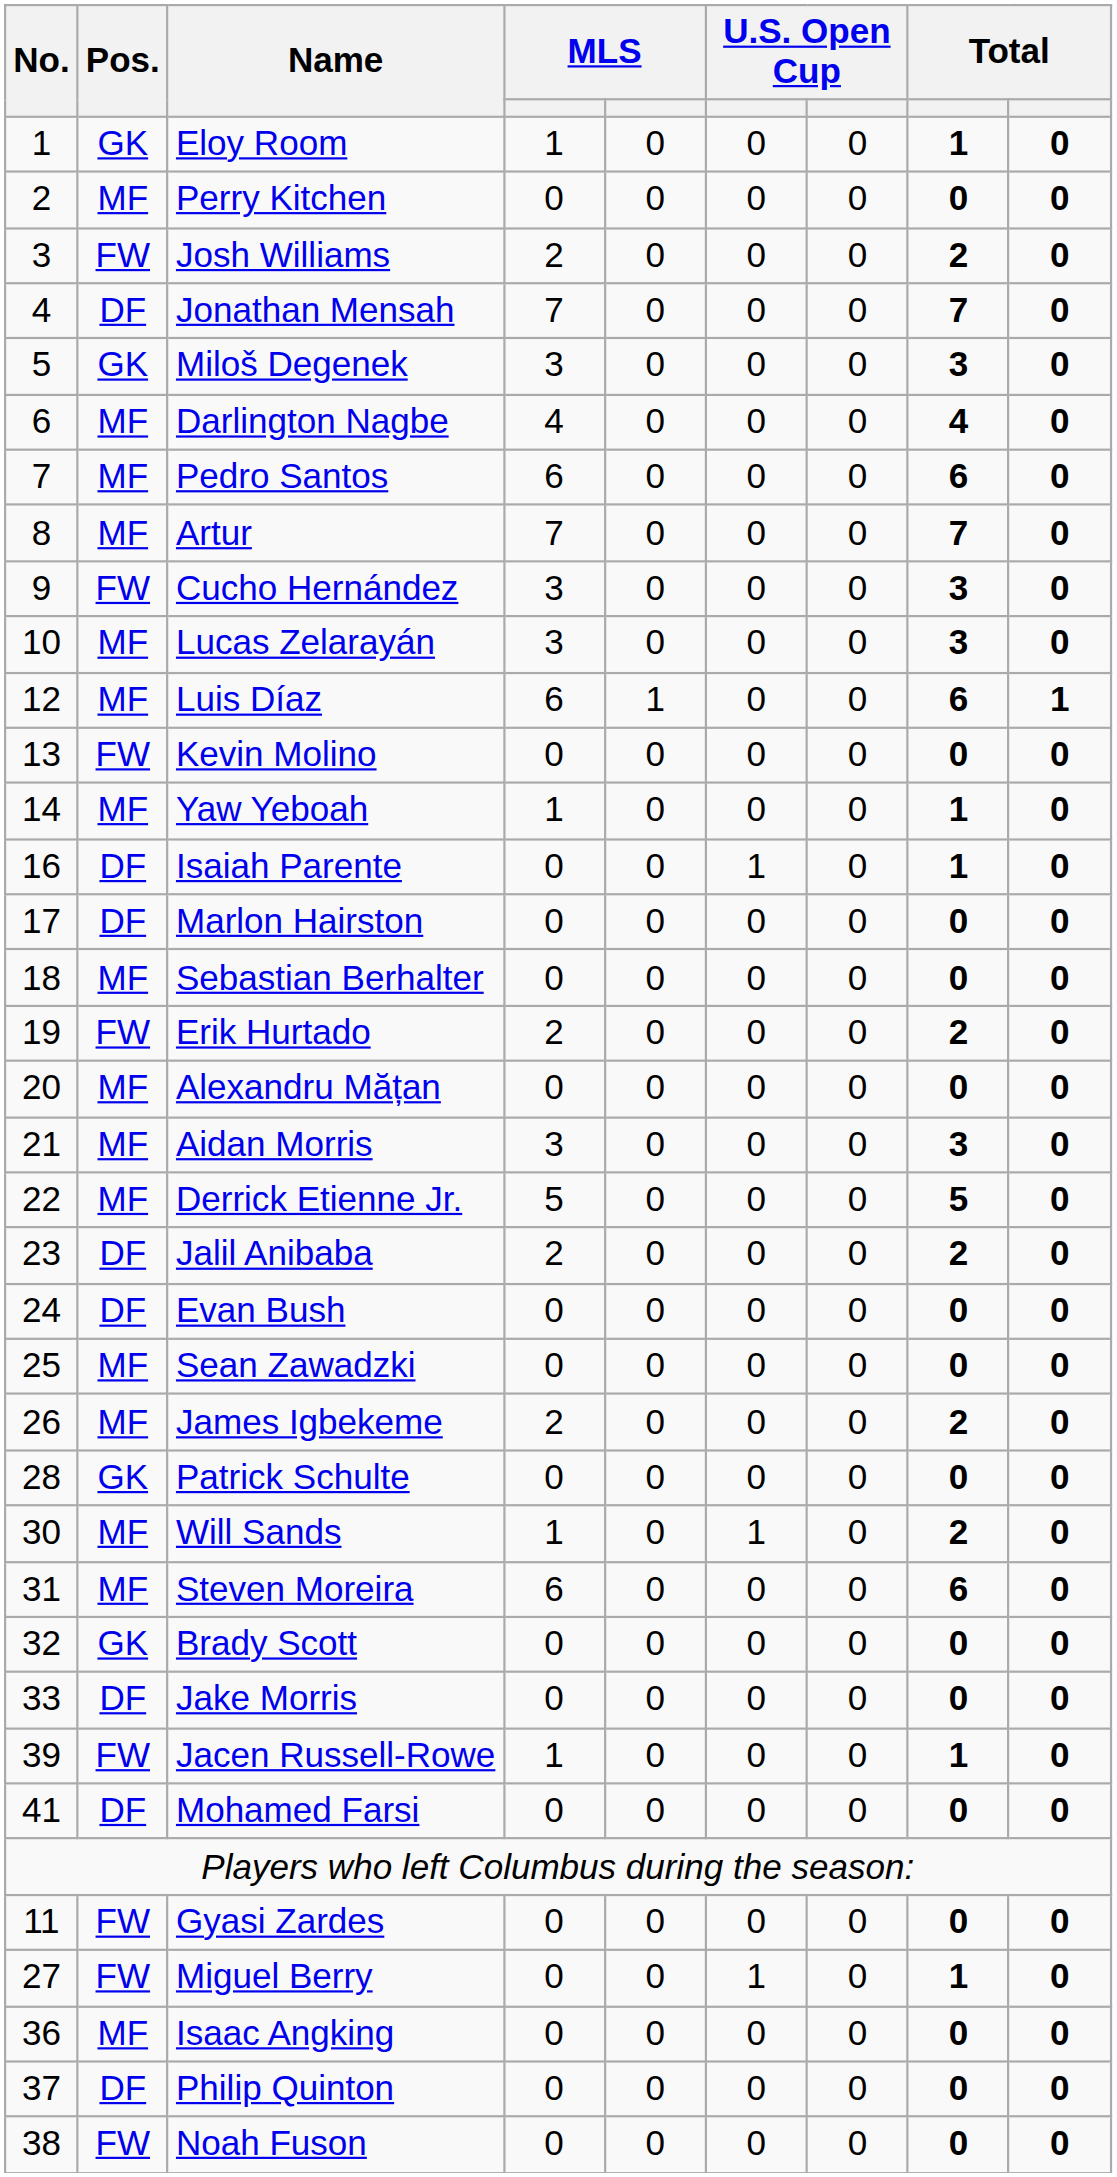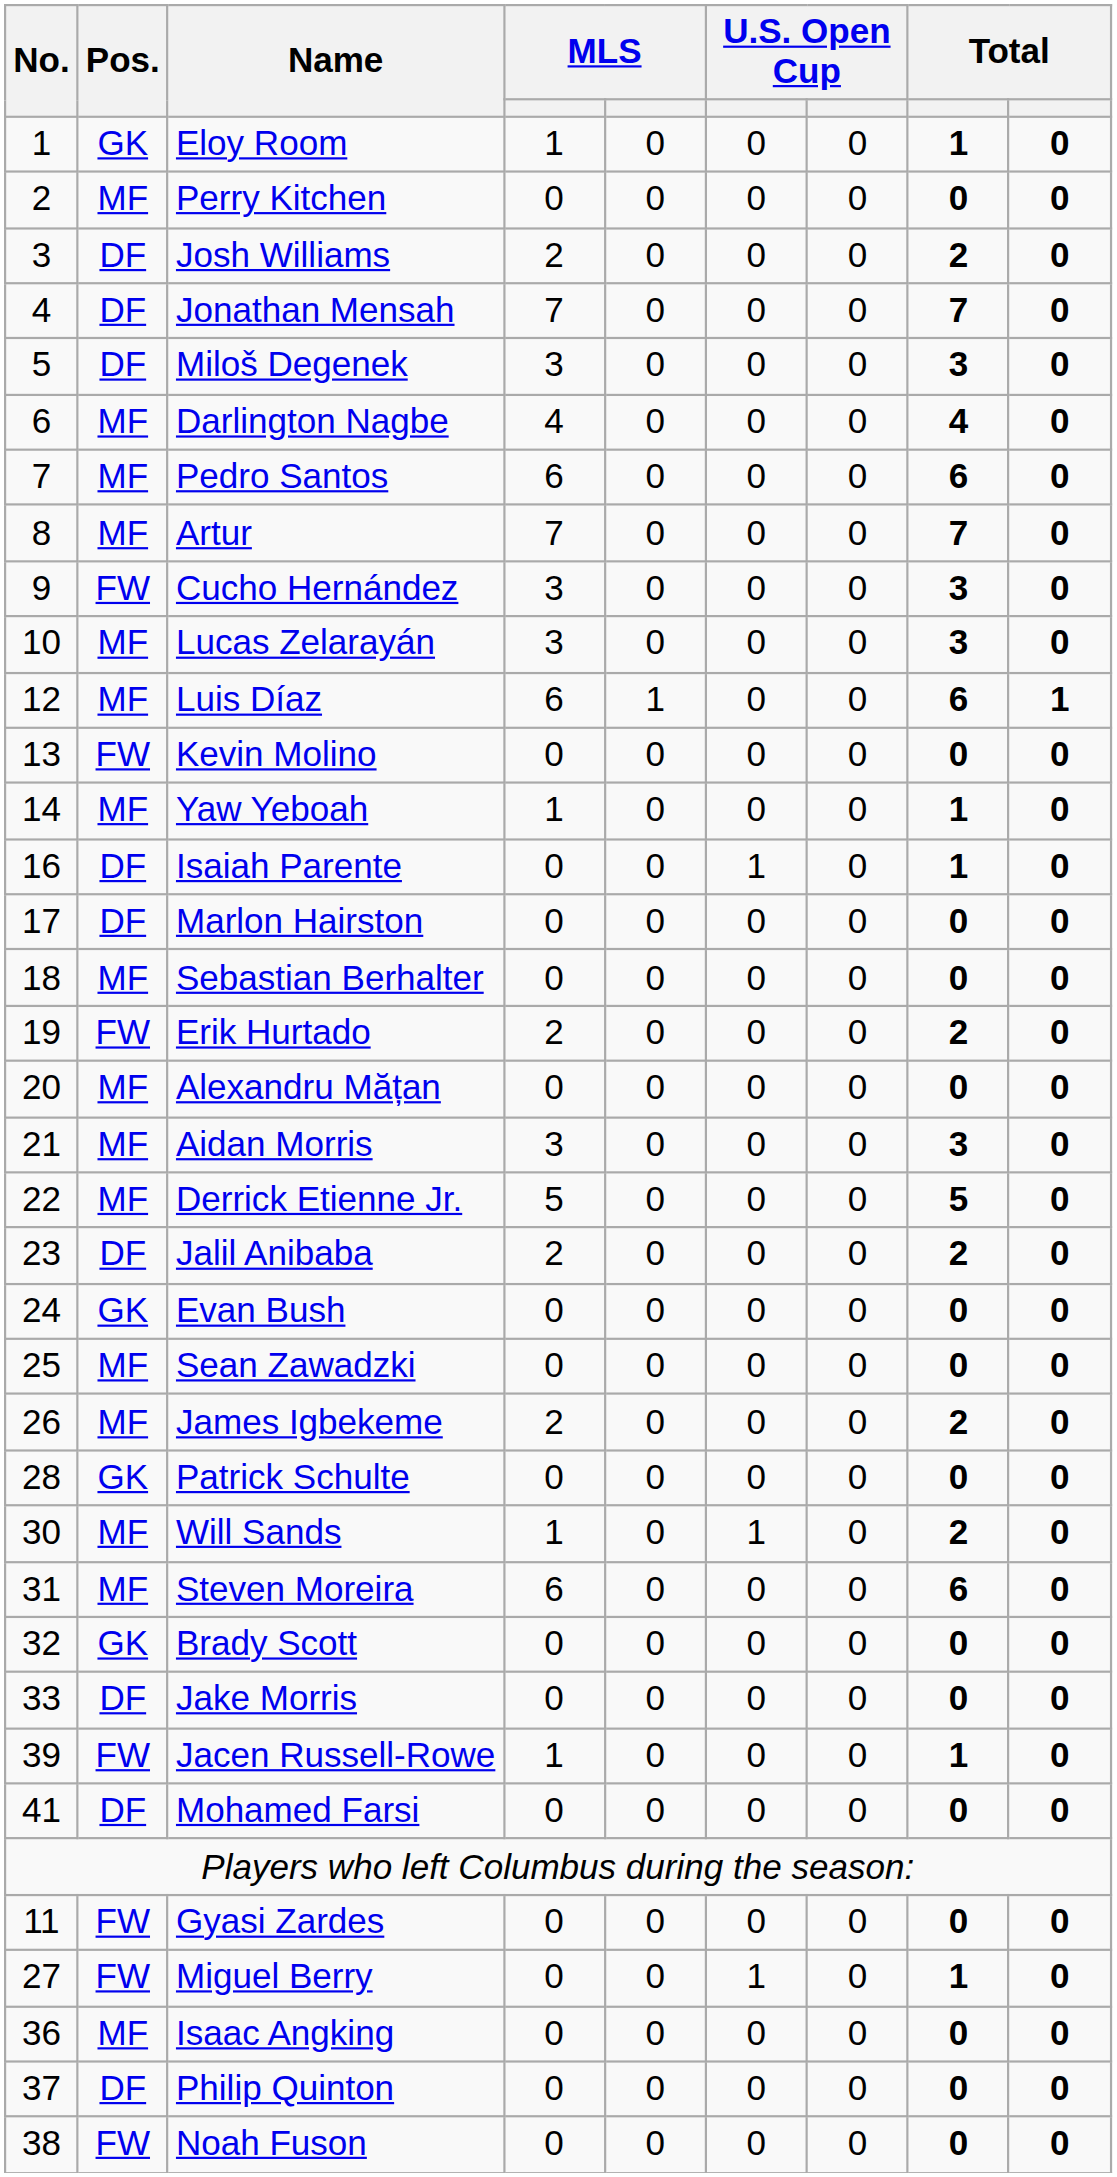(123, 254) FW -> (123, 254) DF
(123, 365) GK -> (123, 365) DF
(123, 1310) DF -> (123, 1310) GK
